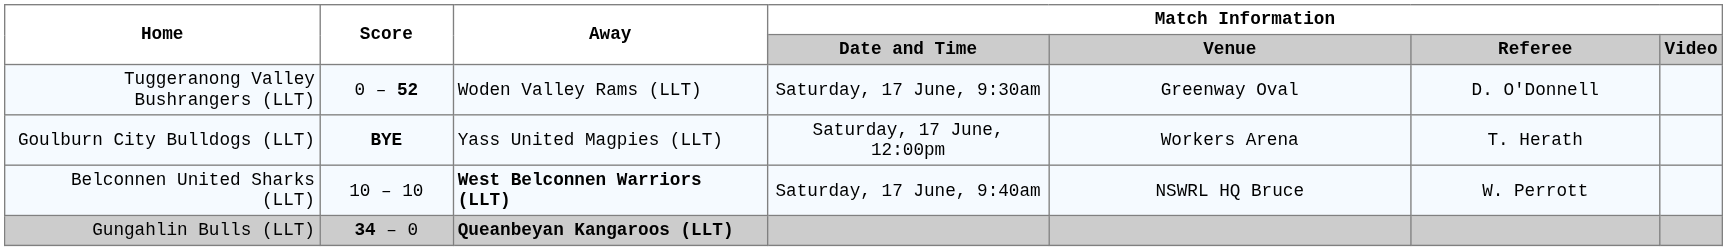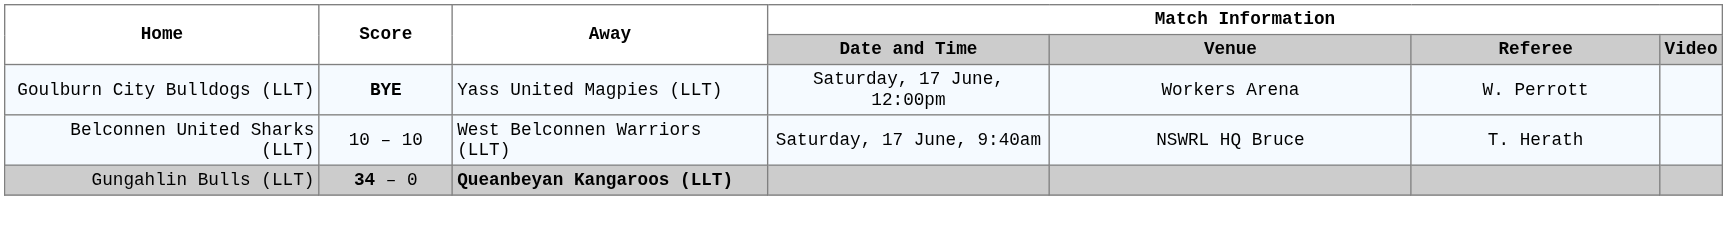- row: (219, 90)
(1535, 140) T. Herath -> (1536, 90) W. Perrott
(580, 190) bold -> (579, 140) normal
(1535, 190) W. Perrott -> (1536, 140) T. Herath
